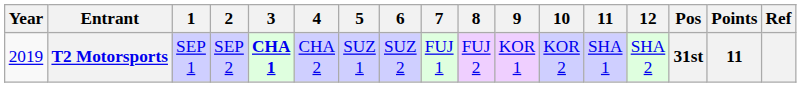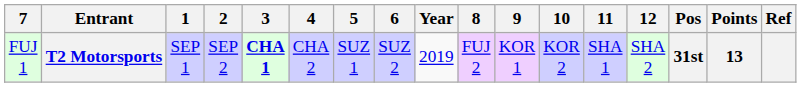columns swapped: (26, 18) <-> (439, 18)
(734, 56) 11 -> (734, 56) 13
